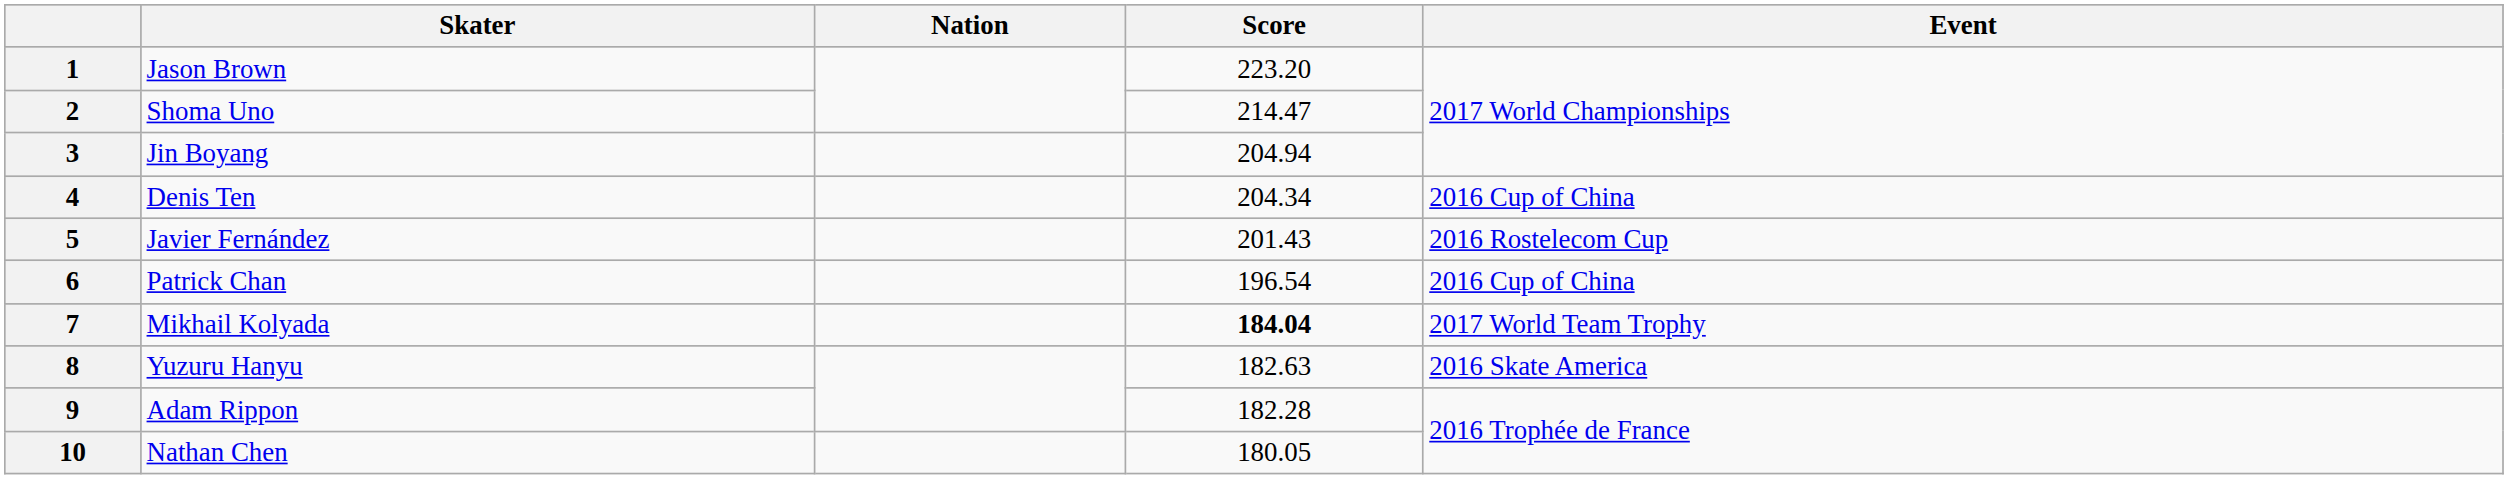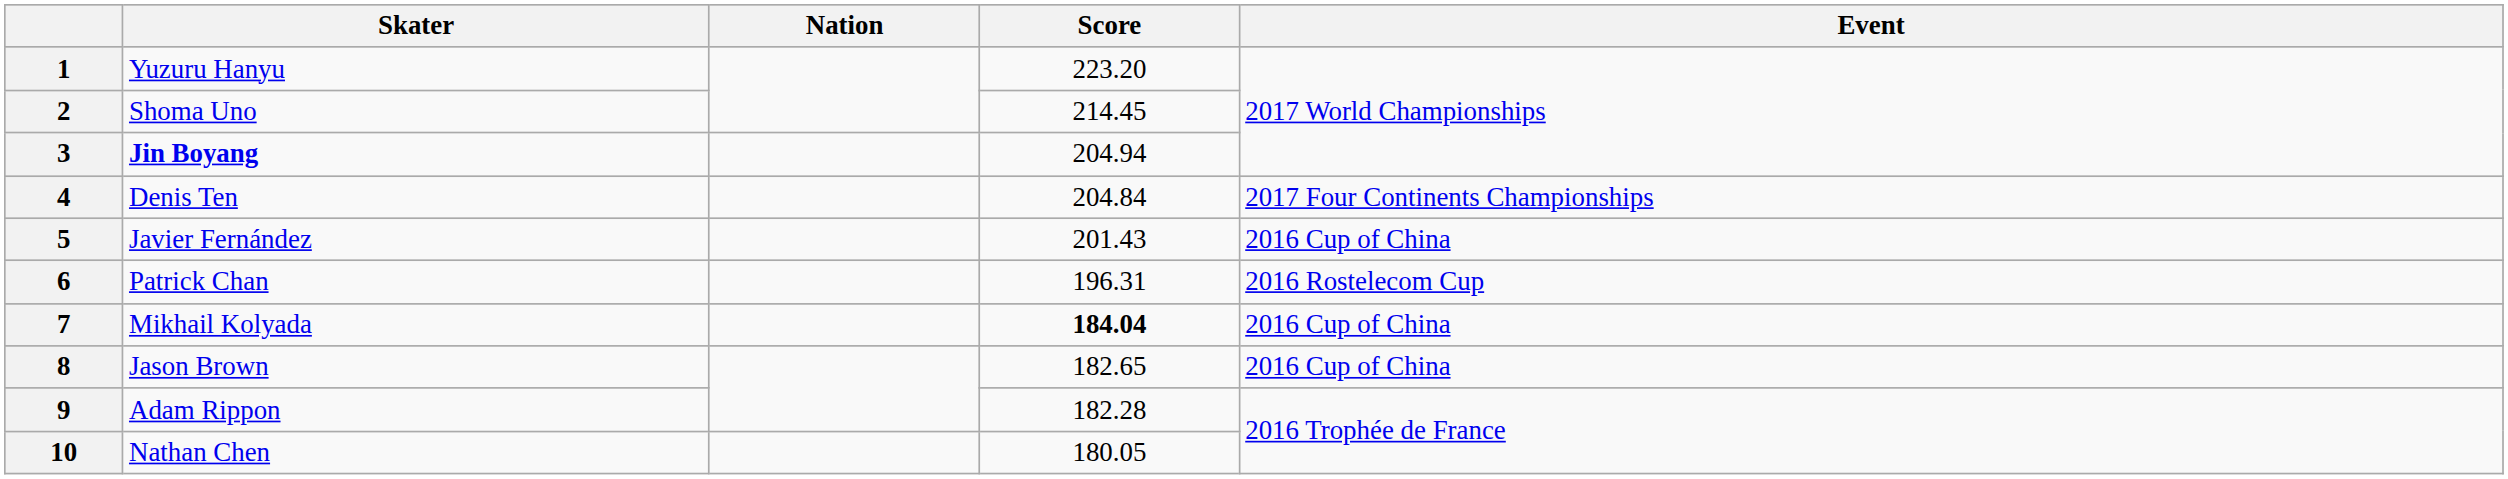(216, 68) Jason Brown -> (207, 68) Yuzuru Hanyu
(1274, 111) 214.47 -> (1109, 111) 214.45
(207, 153) normal -> (194, 153) bold
(1274, 196) 204.34 -> (1109, 196) 204.84
(1532, 196) 2016 Cup of China -> (1449, 196) 2017 Four Continents Championships
(1549, 238) 2016 Rostelecom Cup -> (1348, 238) 2016 Cup of China
(1274, 281) 196.54 -> (1109, 281) 196.31
(1532, 281) 2016 Cup of China -> (1365, 281) 2016 Rostelecom Cup
(1568, 324) 2017 World Team Trophy -> (1348, 324) 2016 Cup of China
(225, 366) Yuzuru Hanyu -> (199, 366) Jason Brown
(1274, 366) 182.63 -> (1109, 366) 182.65
(1538, 366) 2016 Skate America -> (1348, 366) 2016 Cup of China
